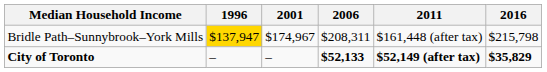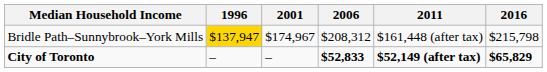(346, 36) $208,311 -> (346, 36) $208,312
(343, 57) $52,133 -> (343, 57) $52,833
(510, 57) $35,829 -> (511, 57) $65,829
